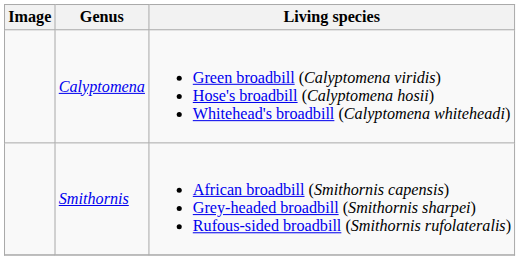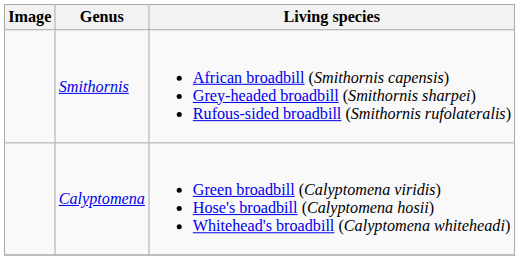rows swapped: (94, 198) <-> (102, 86)
